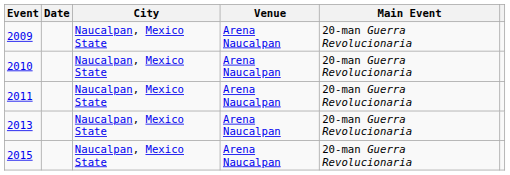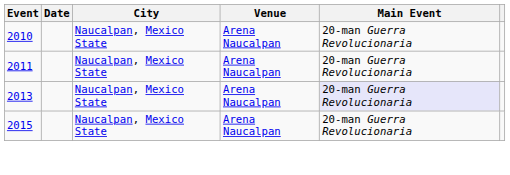- row: (20, 37)
(367, 126) no background -> (367, 96) lavender background
